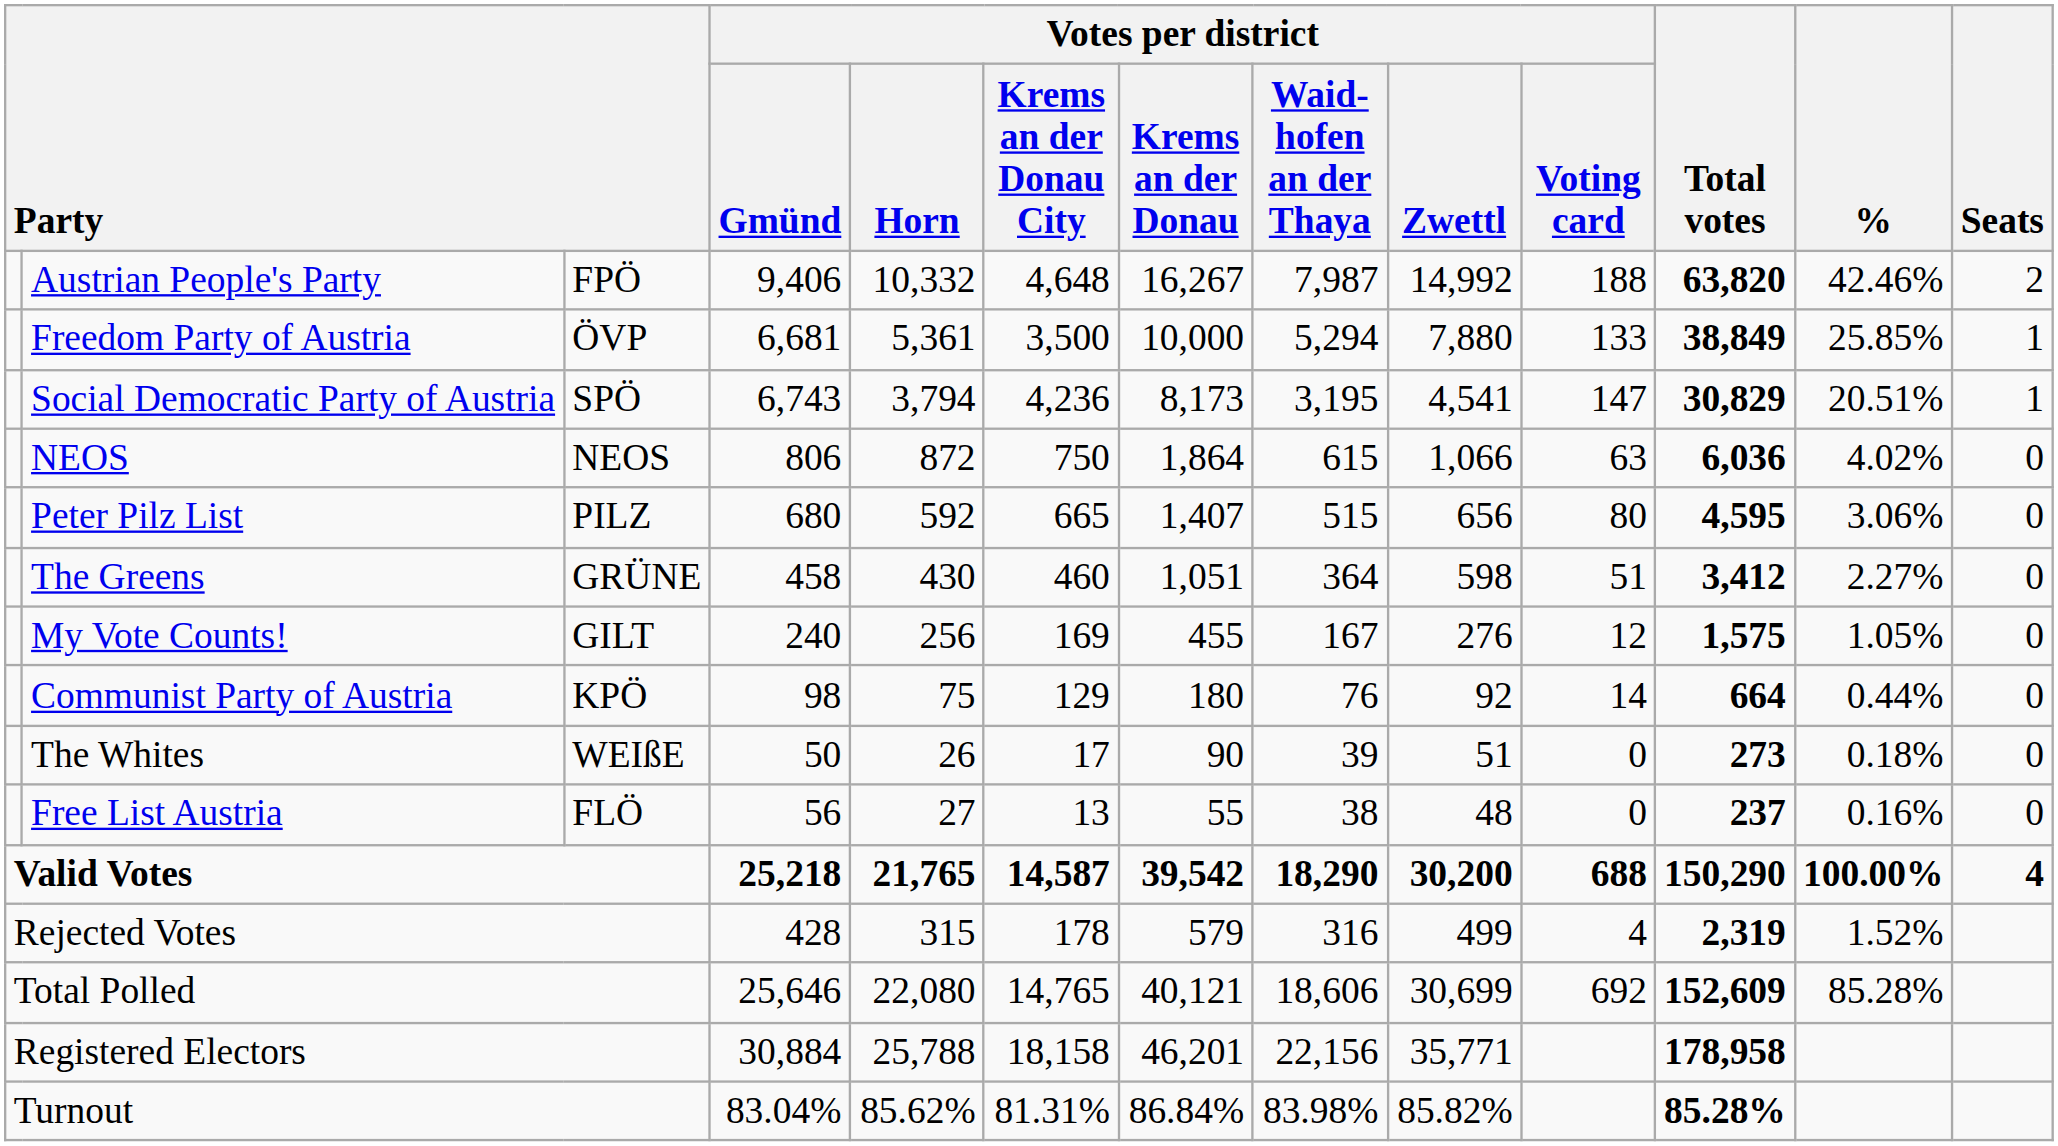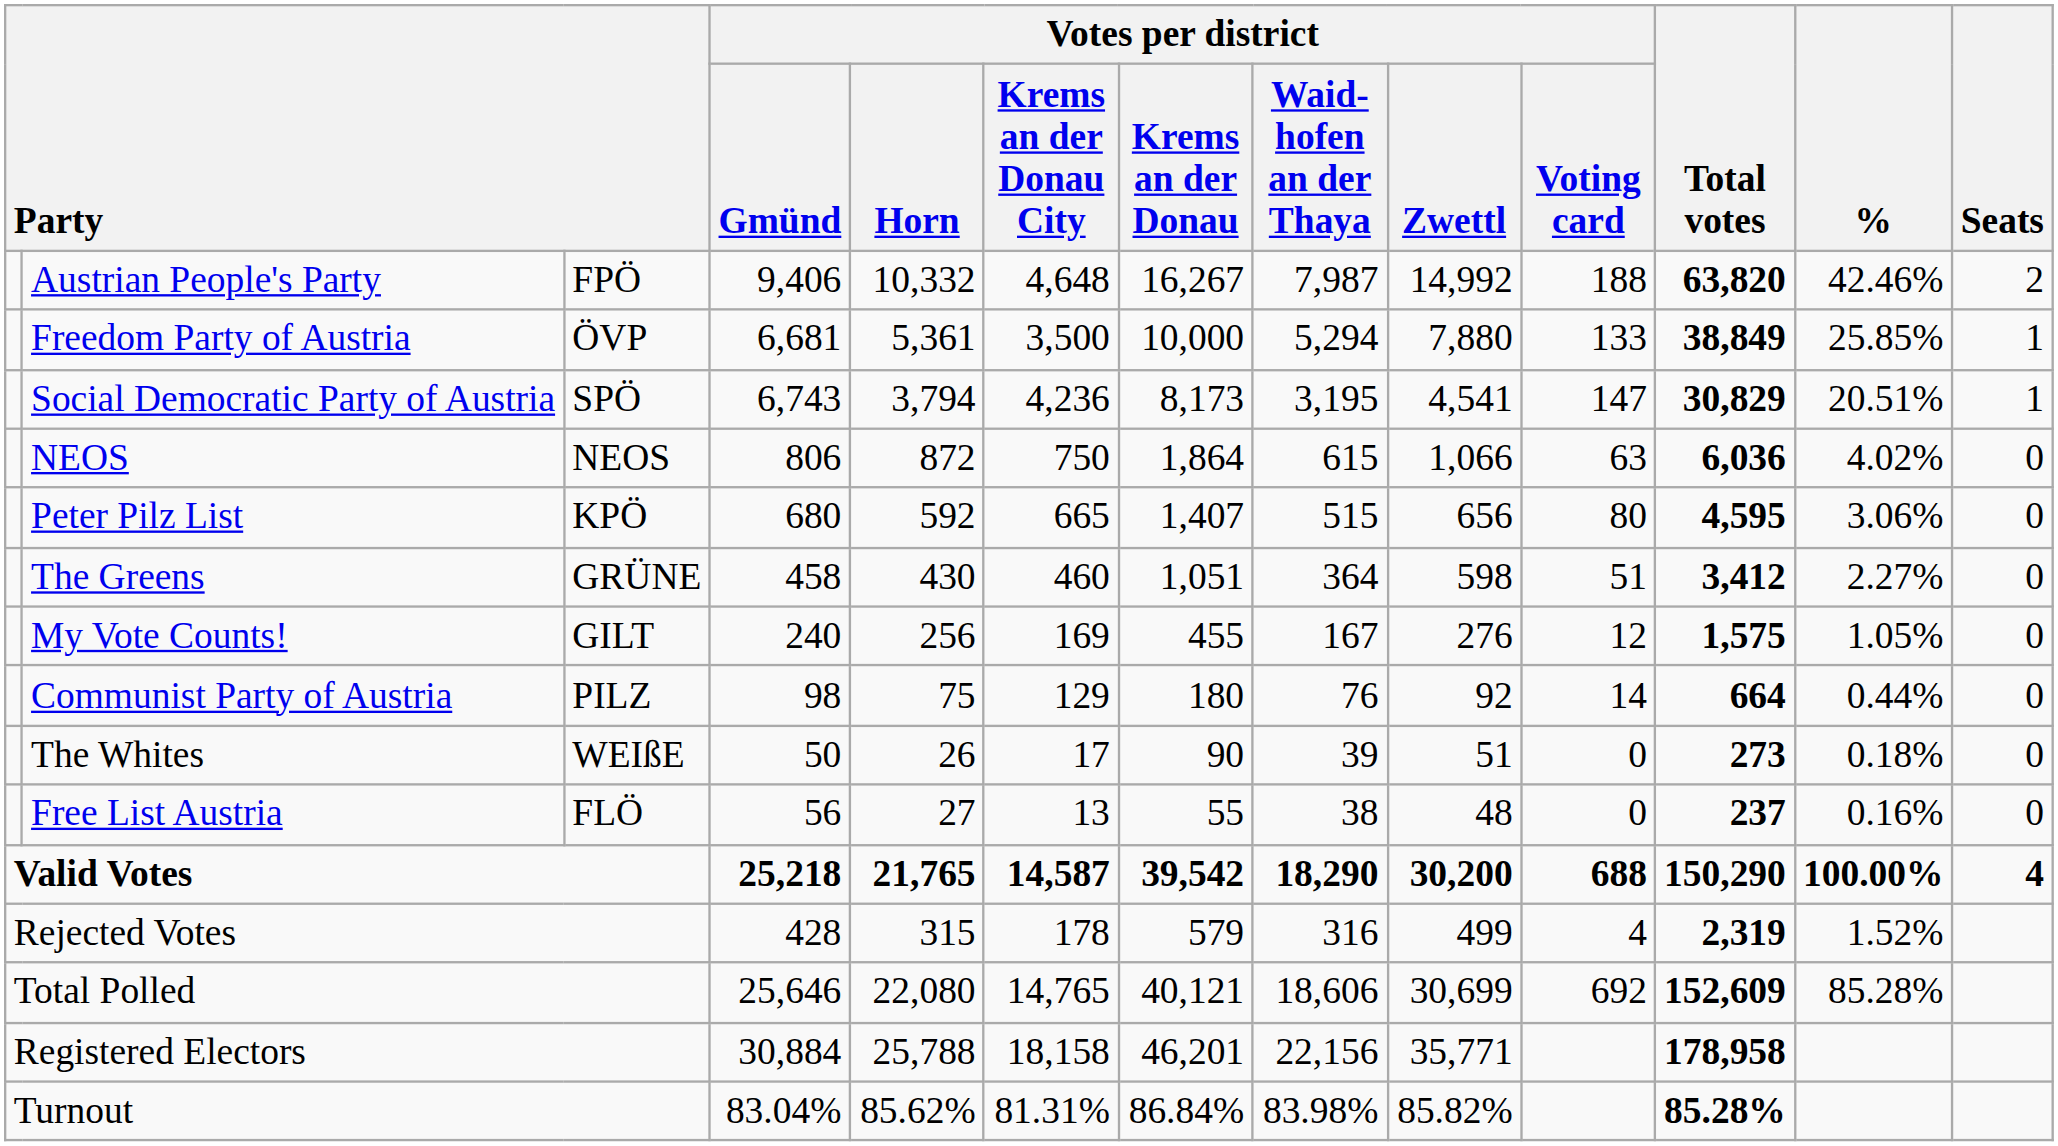(612, 516) PILZ -> (610, 516) KPÖ
(610, 694) KPÖ -> (612, 694) PILZ
